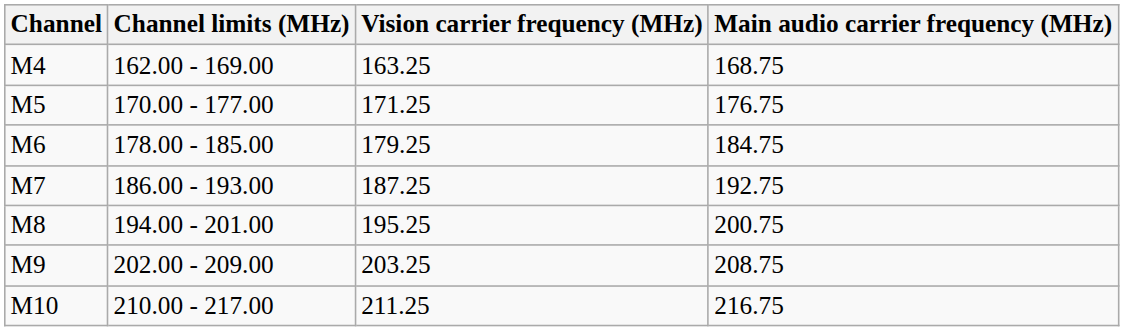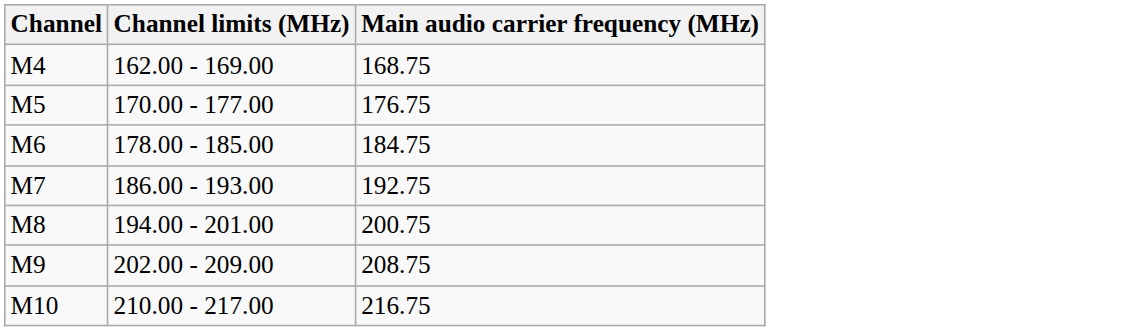- column: (532, 24)
